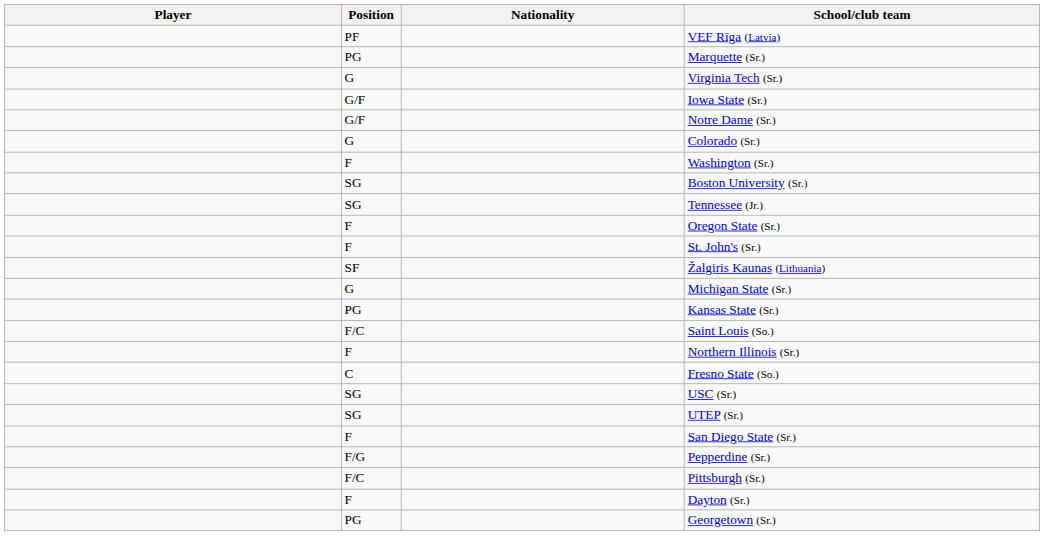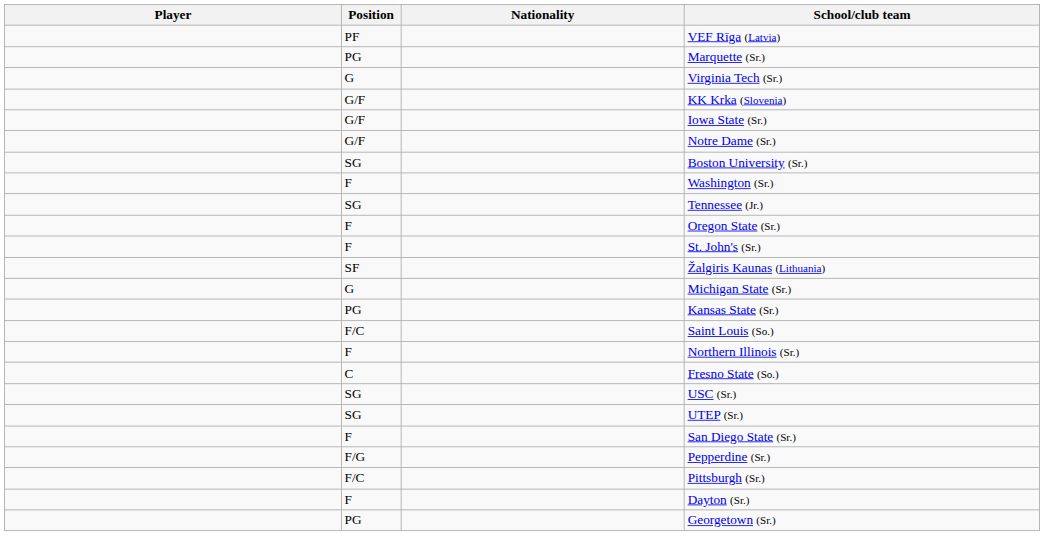+ row: (737, 99)
- row: (724, 141)
rows swapped: (731, 162) <-> (747, 183)
